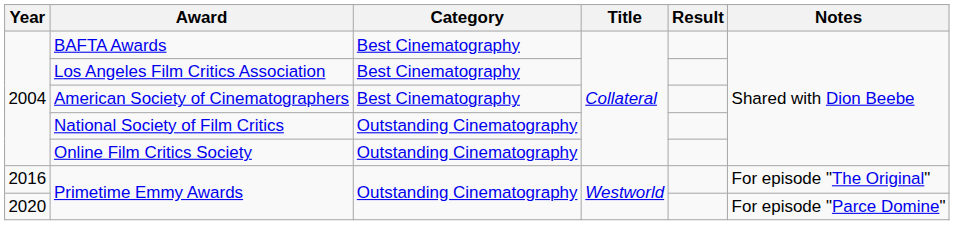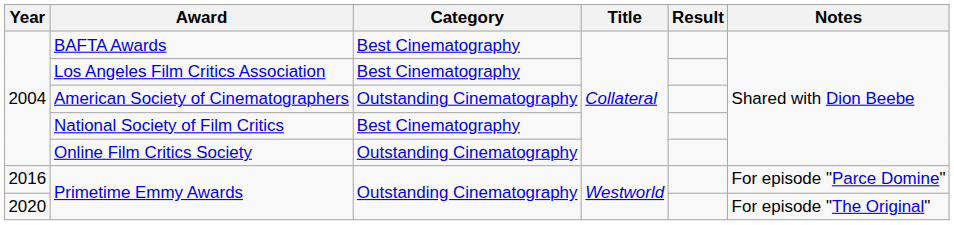(438, 98) Best Cinematography -> (467, 98) Outstanding Cinematography
(467, 125) Outstanding Cinematography -> (438, 125) Best Cinematography
(831, 179) For episode "The Original" -> (839, 179) For episode "Parce Domine"
(839, 206) For episode "Parce Domine" -> (831, 206) For episode "The Original"
